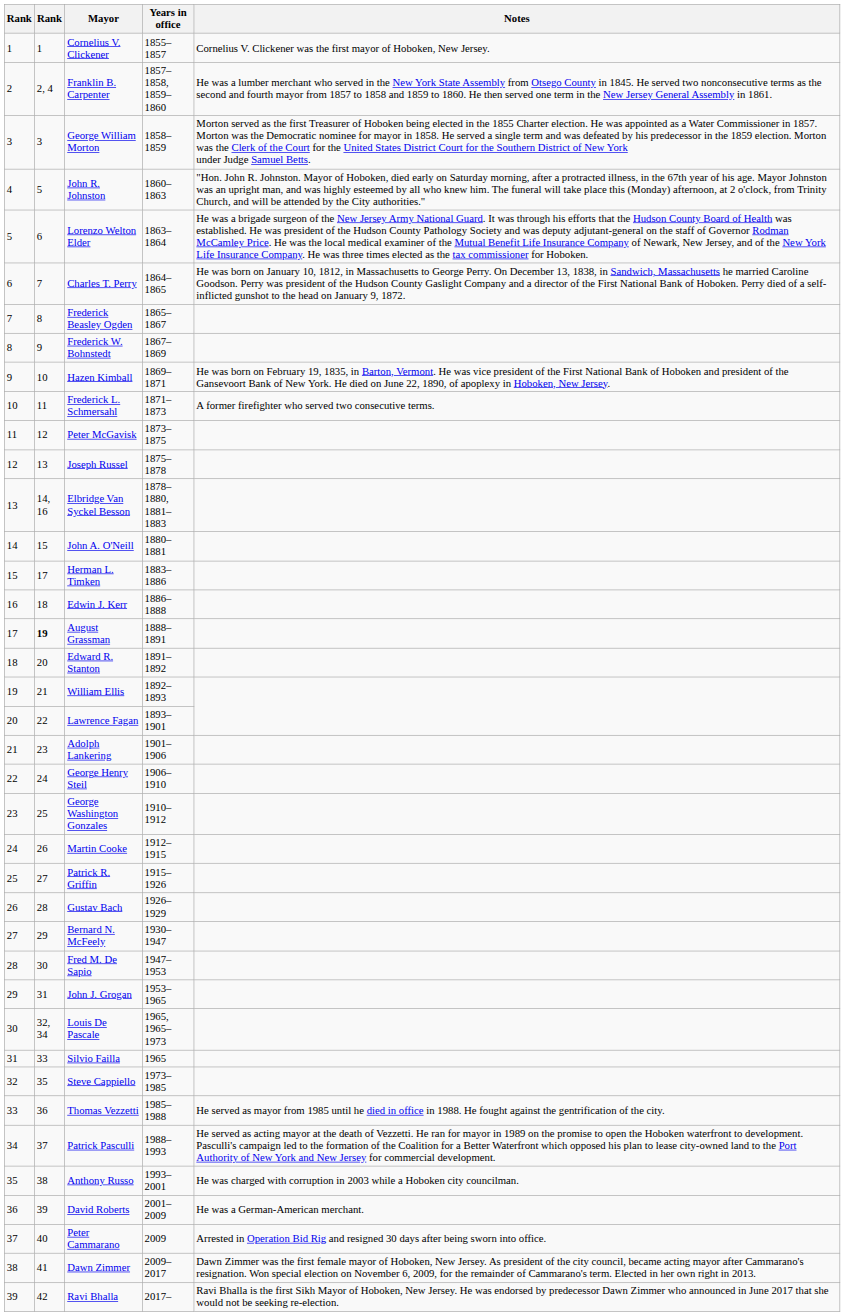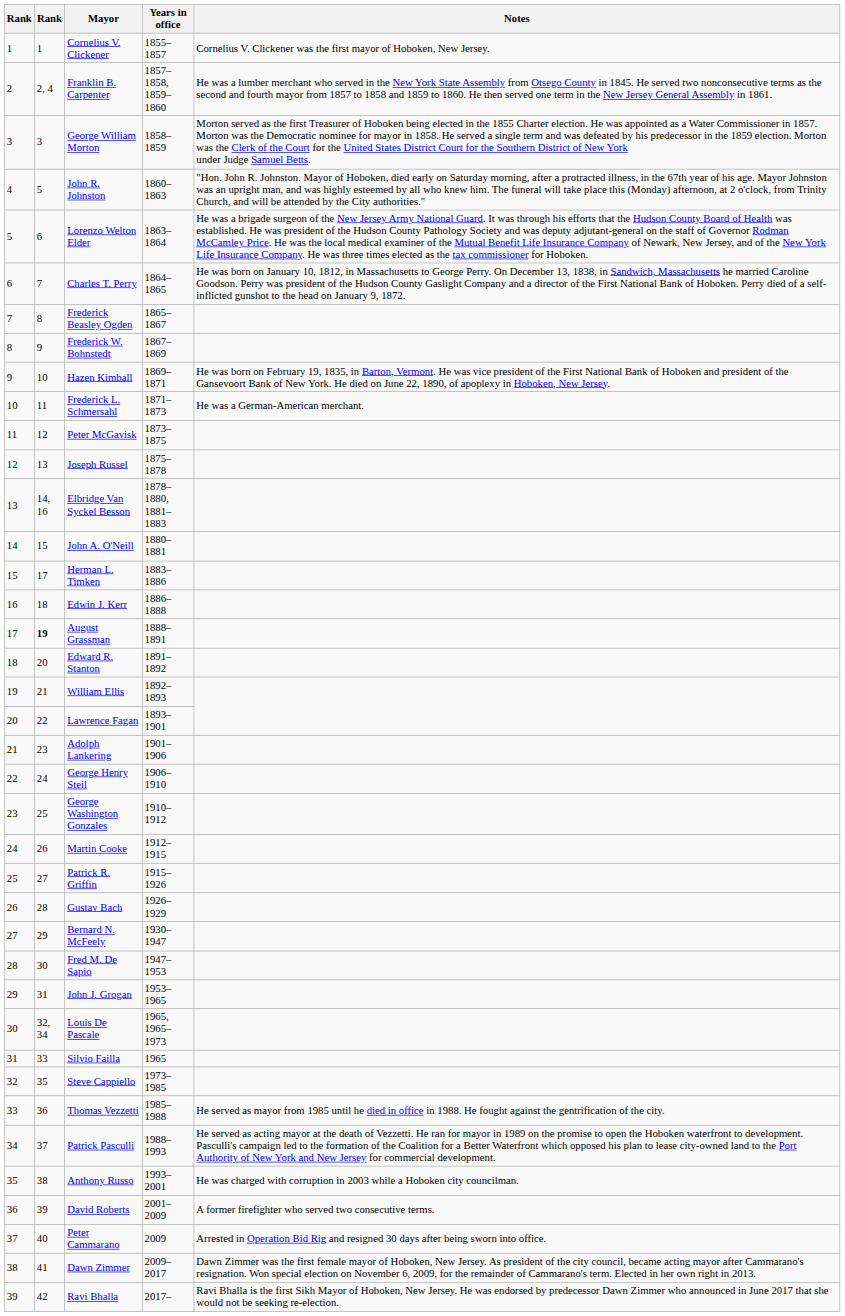(315, 406) A former firefighter who served two consecutive terms. -> (280, 406) He was a German-American merchant.
(280, 1209) He was a German-American merchant. -> (315, 1209) A former firefighter who served two consecutive terms.
